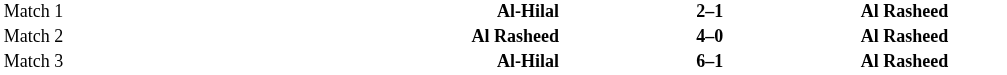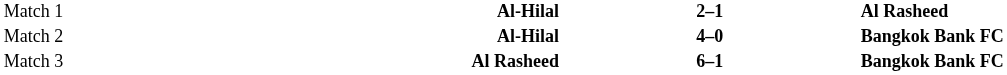(515, 35) Al Rasheed -> (528, 35) Al-Hilal
(904, 35) Al Rasheed -> (932, 35) Bangkok Bank FC
(528, 60) Al-Hilal -> (515, 60) Al Rasheed
(904, 60) Al Rasheed -> (932, 60) Bangkok Bank FC
